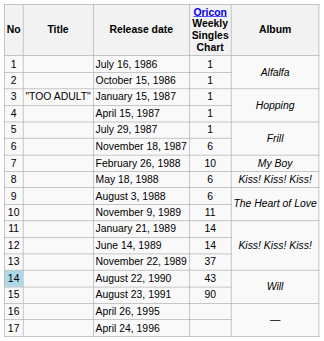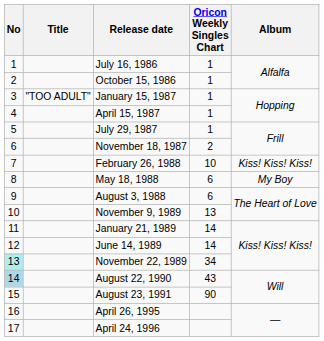(210, 146) 6 -> (210, 146) 2
(275, 163) My Boy -> (275, 163) Kiss! Kiss! Kiss!
(275, 179) Kiss! Kiss! Kiss! -> (275, 179) My Boy
(210, 212) 11 -> (210, 212) 13
(14, 262) no background -> (14, 262) paleturquoise background
(210, 262) 37 -> (210, 262) 34
